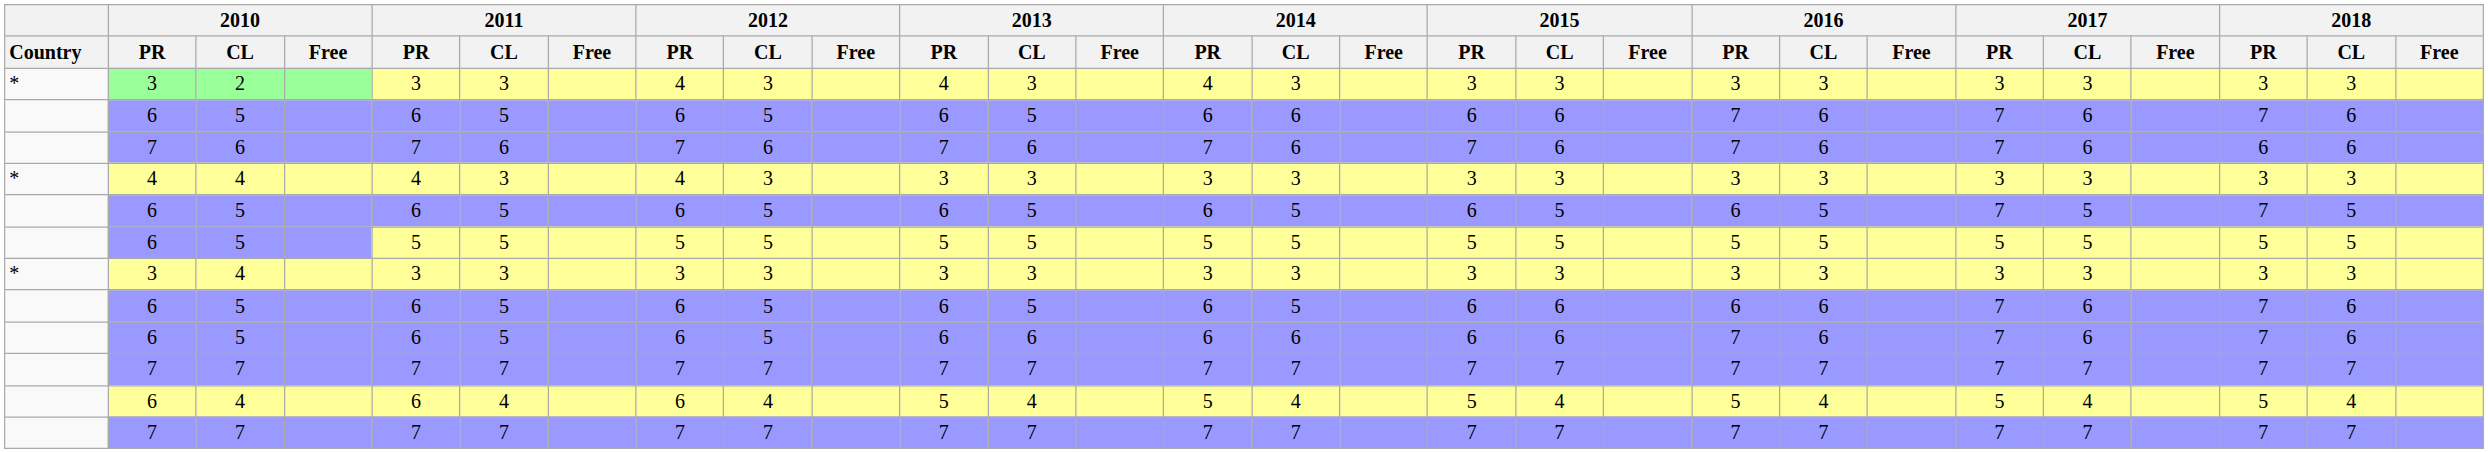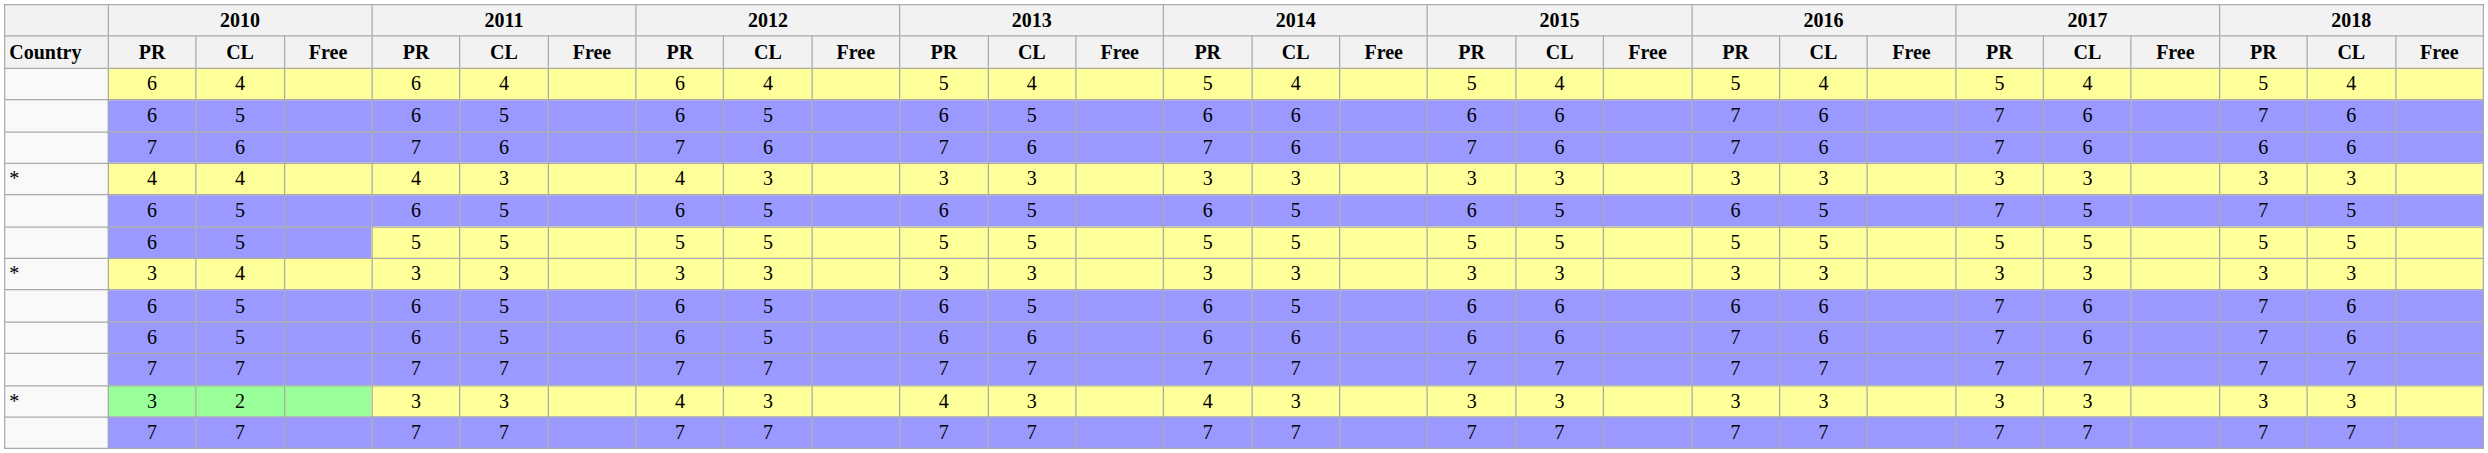rows swapped: (152, 400) <-> (152, 83)
